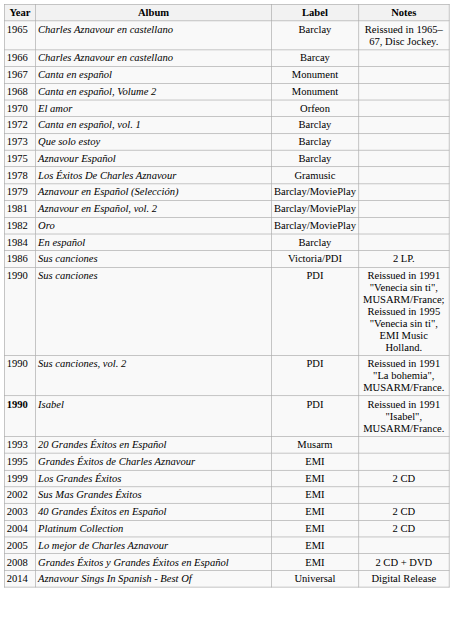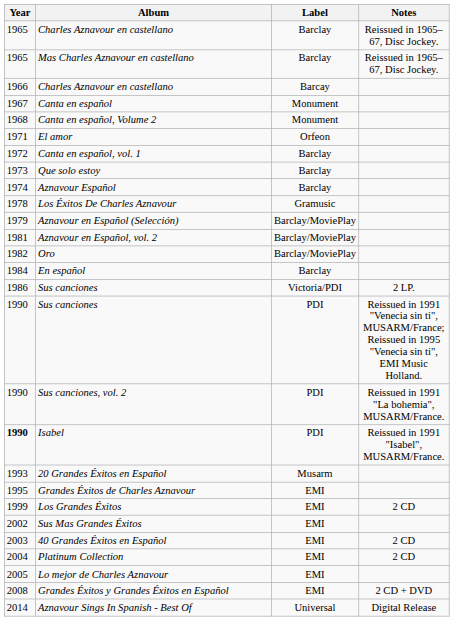+ row: (116, 58)
(17, 108) 1970 -> (17, 137) 1971
(17, 158) 1975 -> (17, 187) 1974
